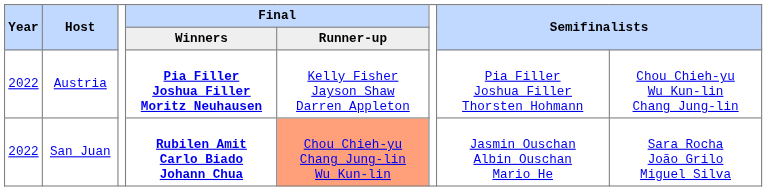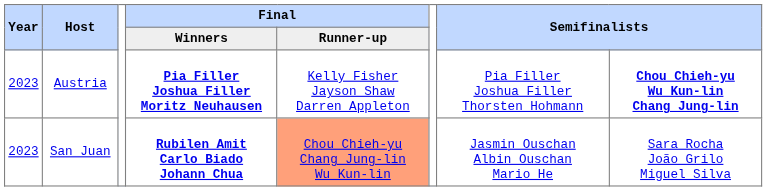(23, 84) 2022 -> (23, 84) 2023
(686, 91) normal -> (686, 91) bold
(23, 152) 2022 -> (23, 152) 2023
